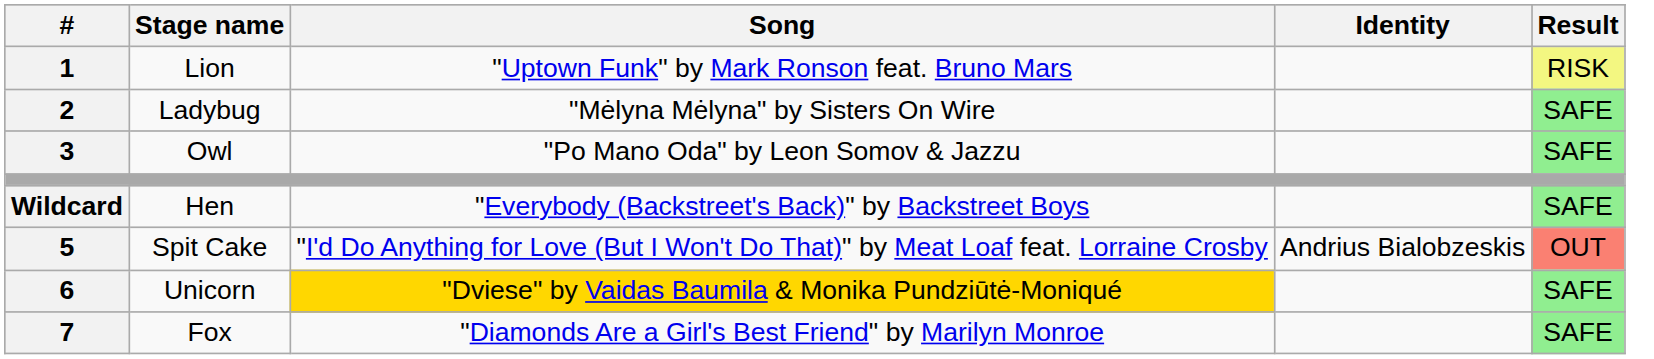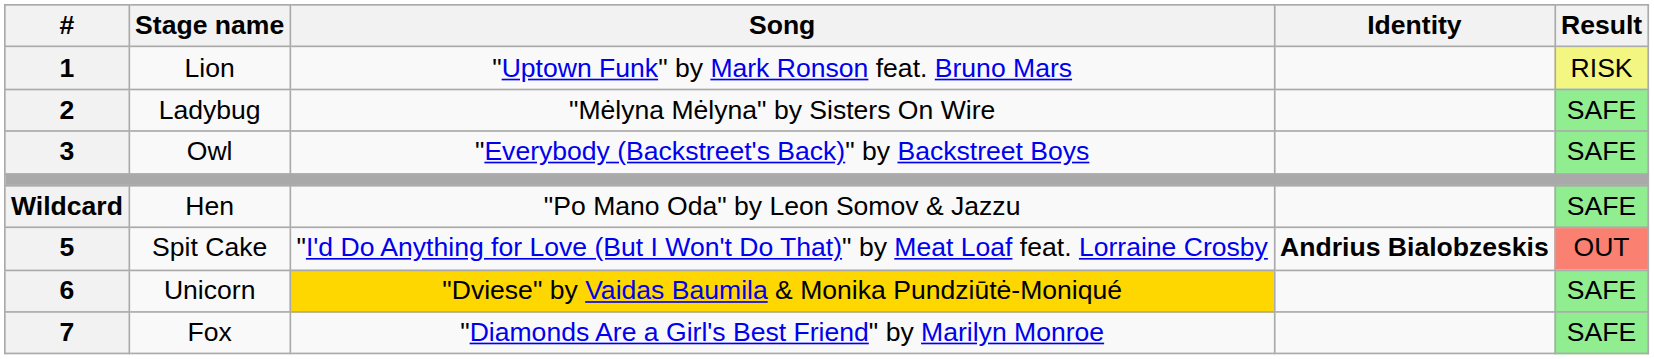(782, 151) "Po Mano Oda" by Leon Somov & Jazzu -> (782, 151) "Everybody (Backstreet's Back)" by Backstreet Boys
(782, 206) "Everybody (Backstreet's Back)" by Backstreet Boys -> (782, 206) "Po Mano Oda" by Leon Somov & Jazzu
(1403, 248) normal -> (1414, 248) bold
